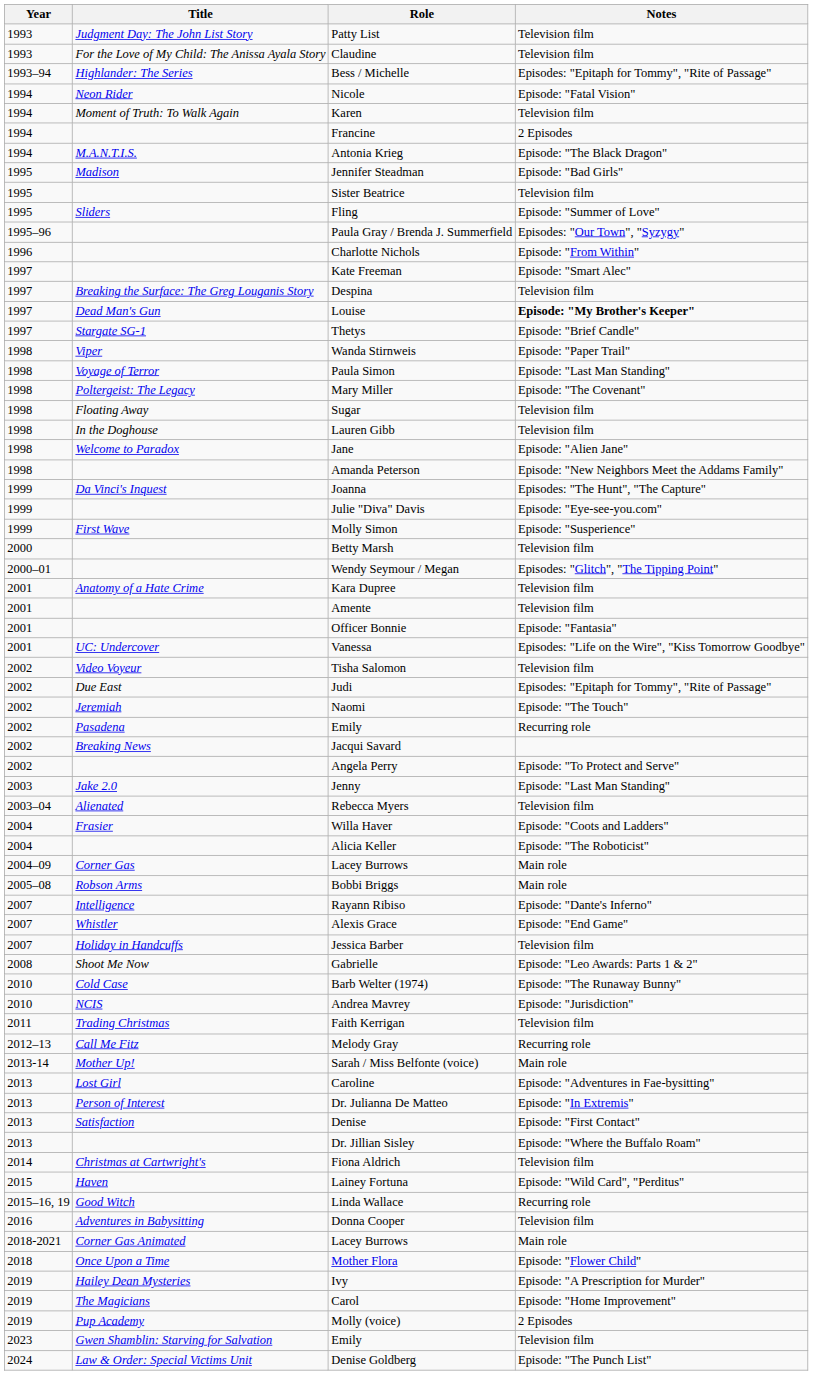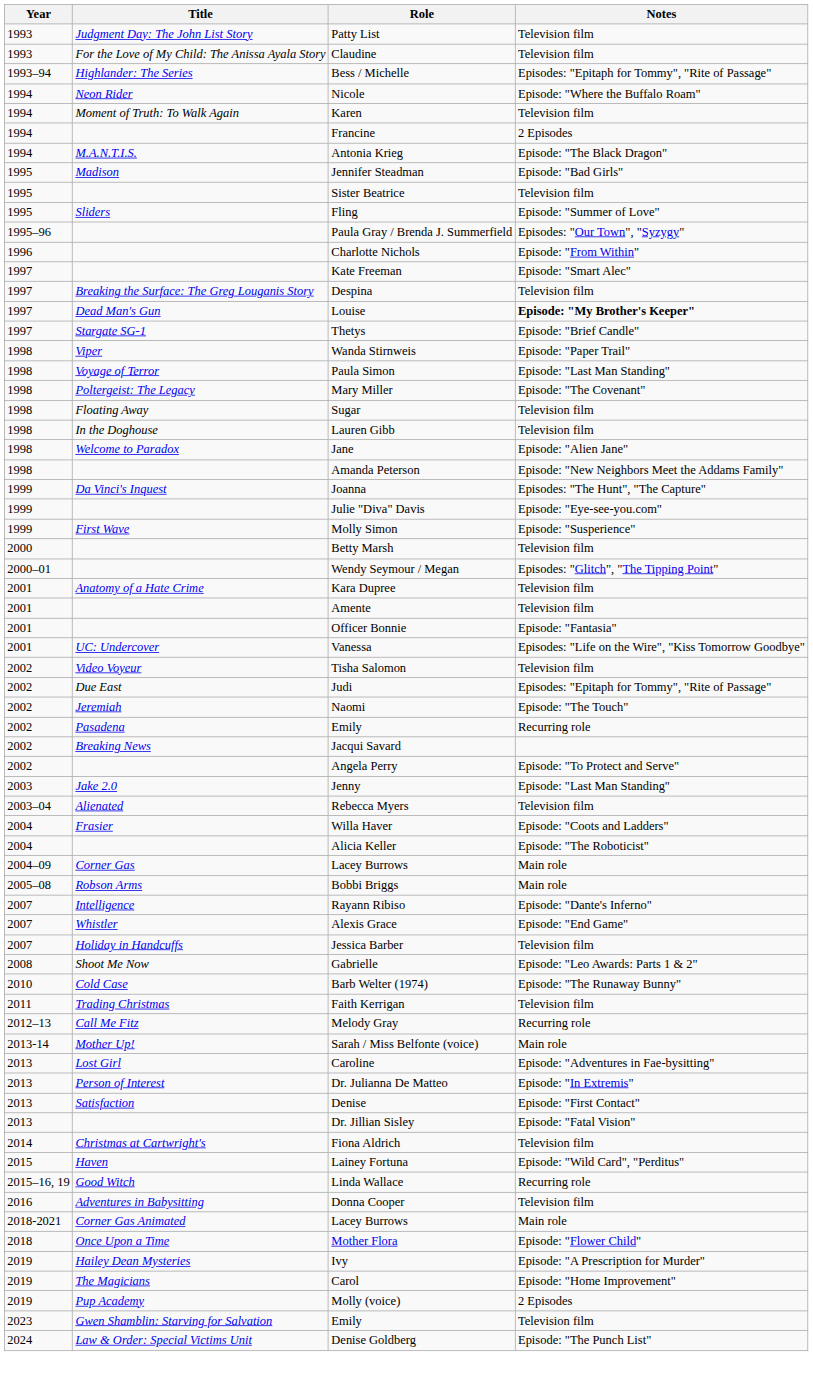(577, 93) Episode: "Fatal Vision" -> (609, 93) Episode: "Where the Buffalo Roam"
- row: (89, 1004)
(609, 1142) Episode: "Where the Buffalo Roam" -> (577, 1122) Episode: "Fatal Vision"
